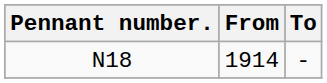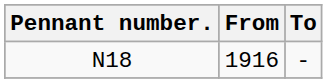(252, 60) 1914 -> (252, 60) 1916
